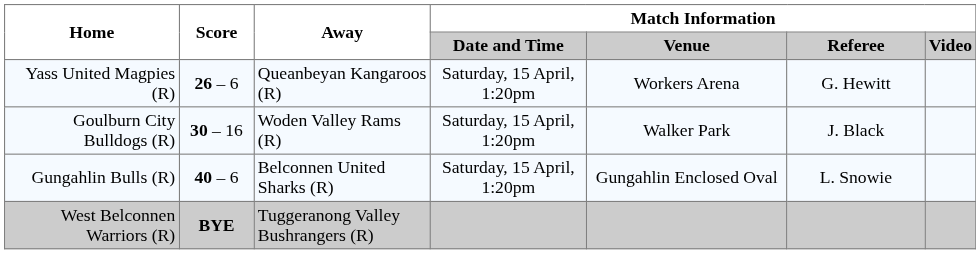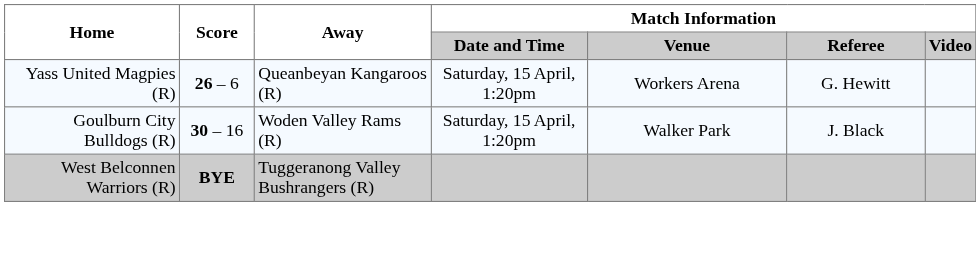- row: (103, 177)
